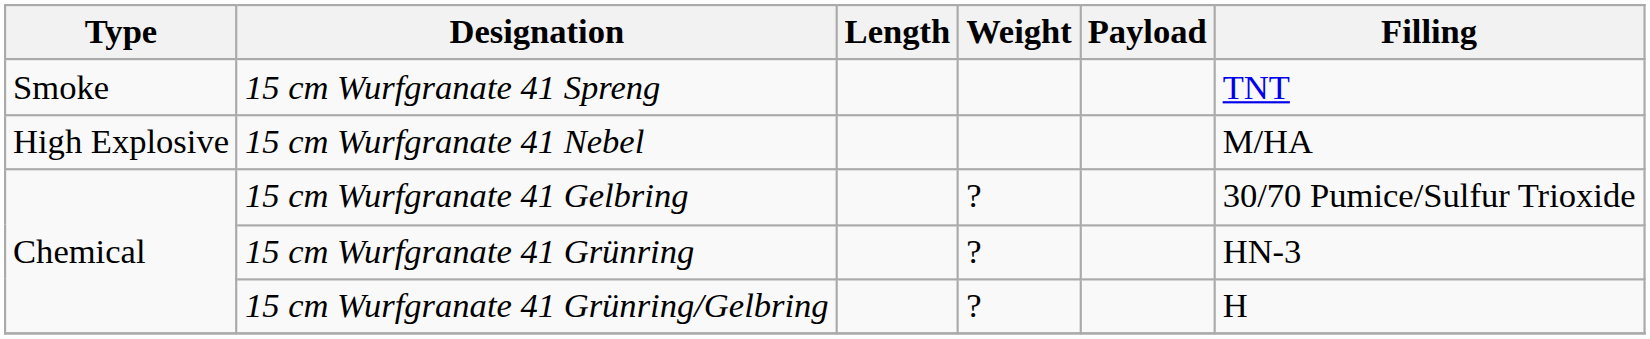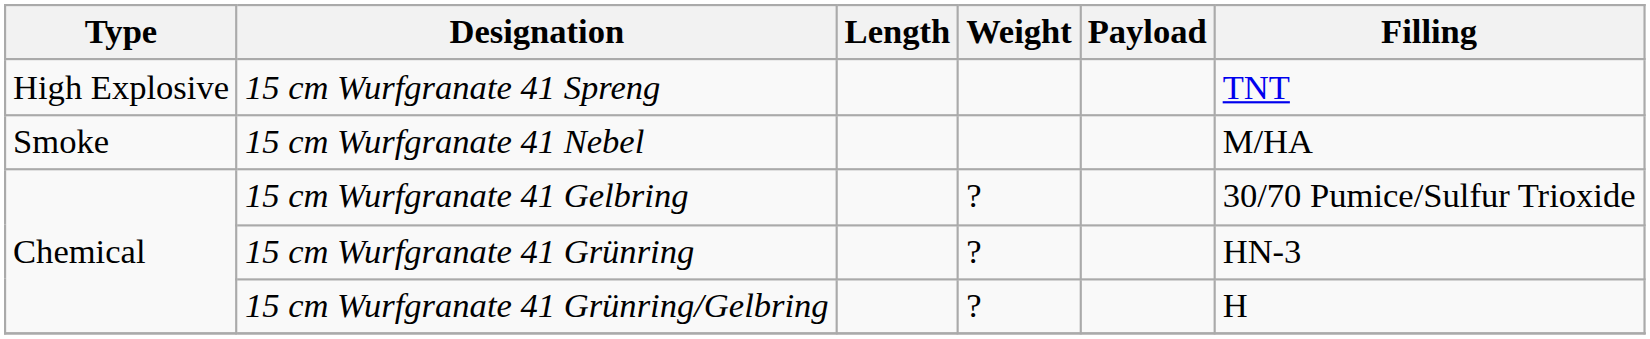(61, 86) Smoke -> (121, 86) High Explosive
(121, 141) High Explosive -> (61, 141) Smoke
